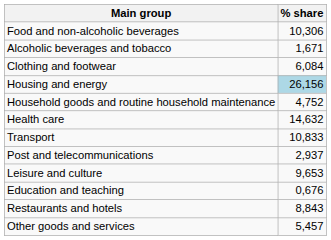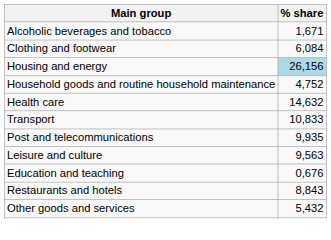- row: (93, 31)
(309, 155) 2,937 -> (309, 137) 9,935
(309, 173) 9,653 -> (309, 155) 9,563
(309, 226) 5,457 -> (309, 208) 5,432
